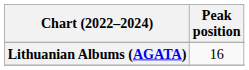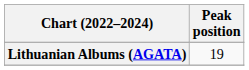(217, 53) 16 -> (217, 53) 19
